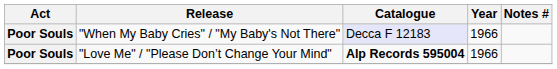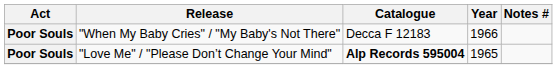(388, 34) lavender background -> (388, 34) no background
(484, 53) 1966 -> (484, 53) 1965
